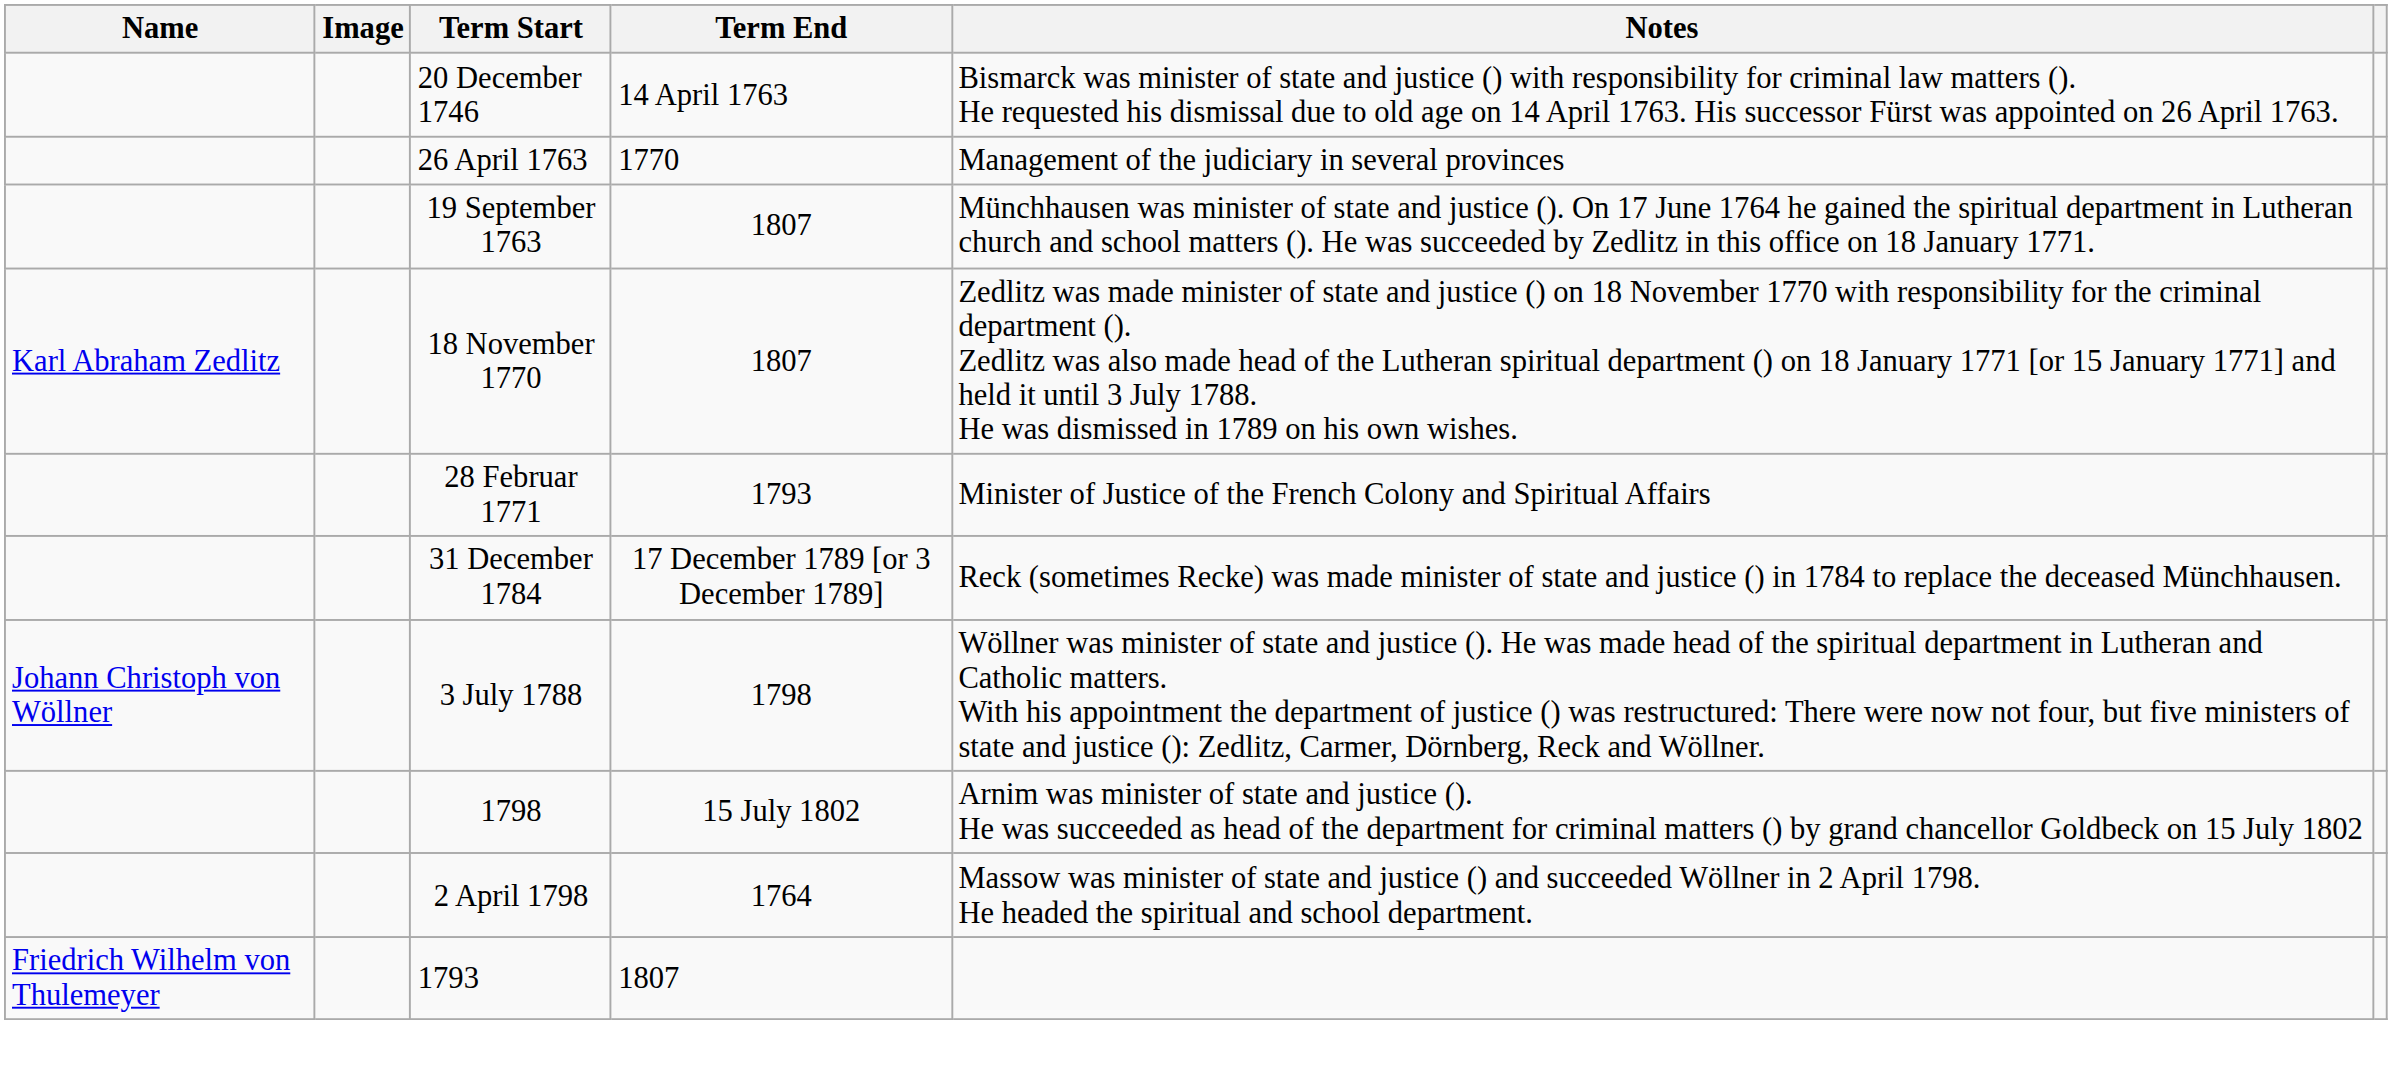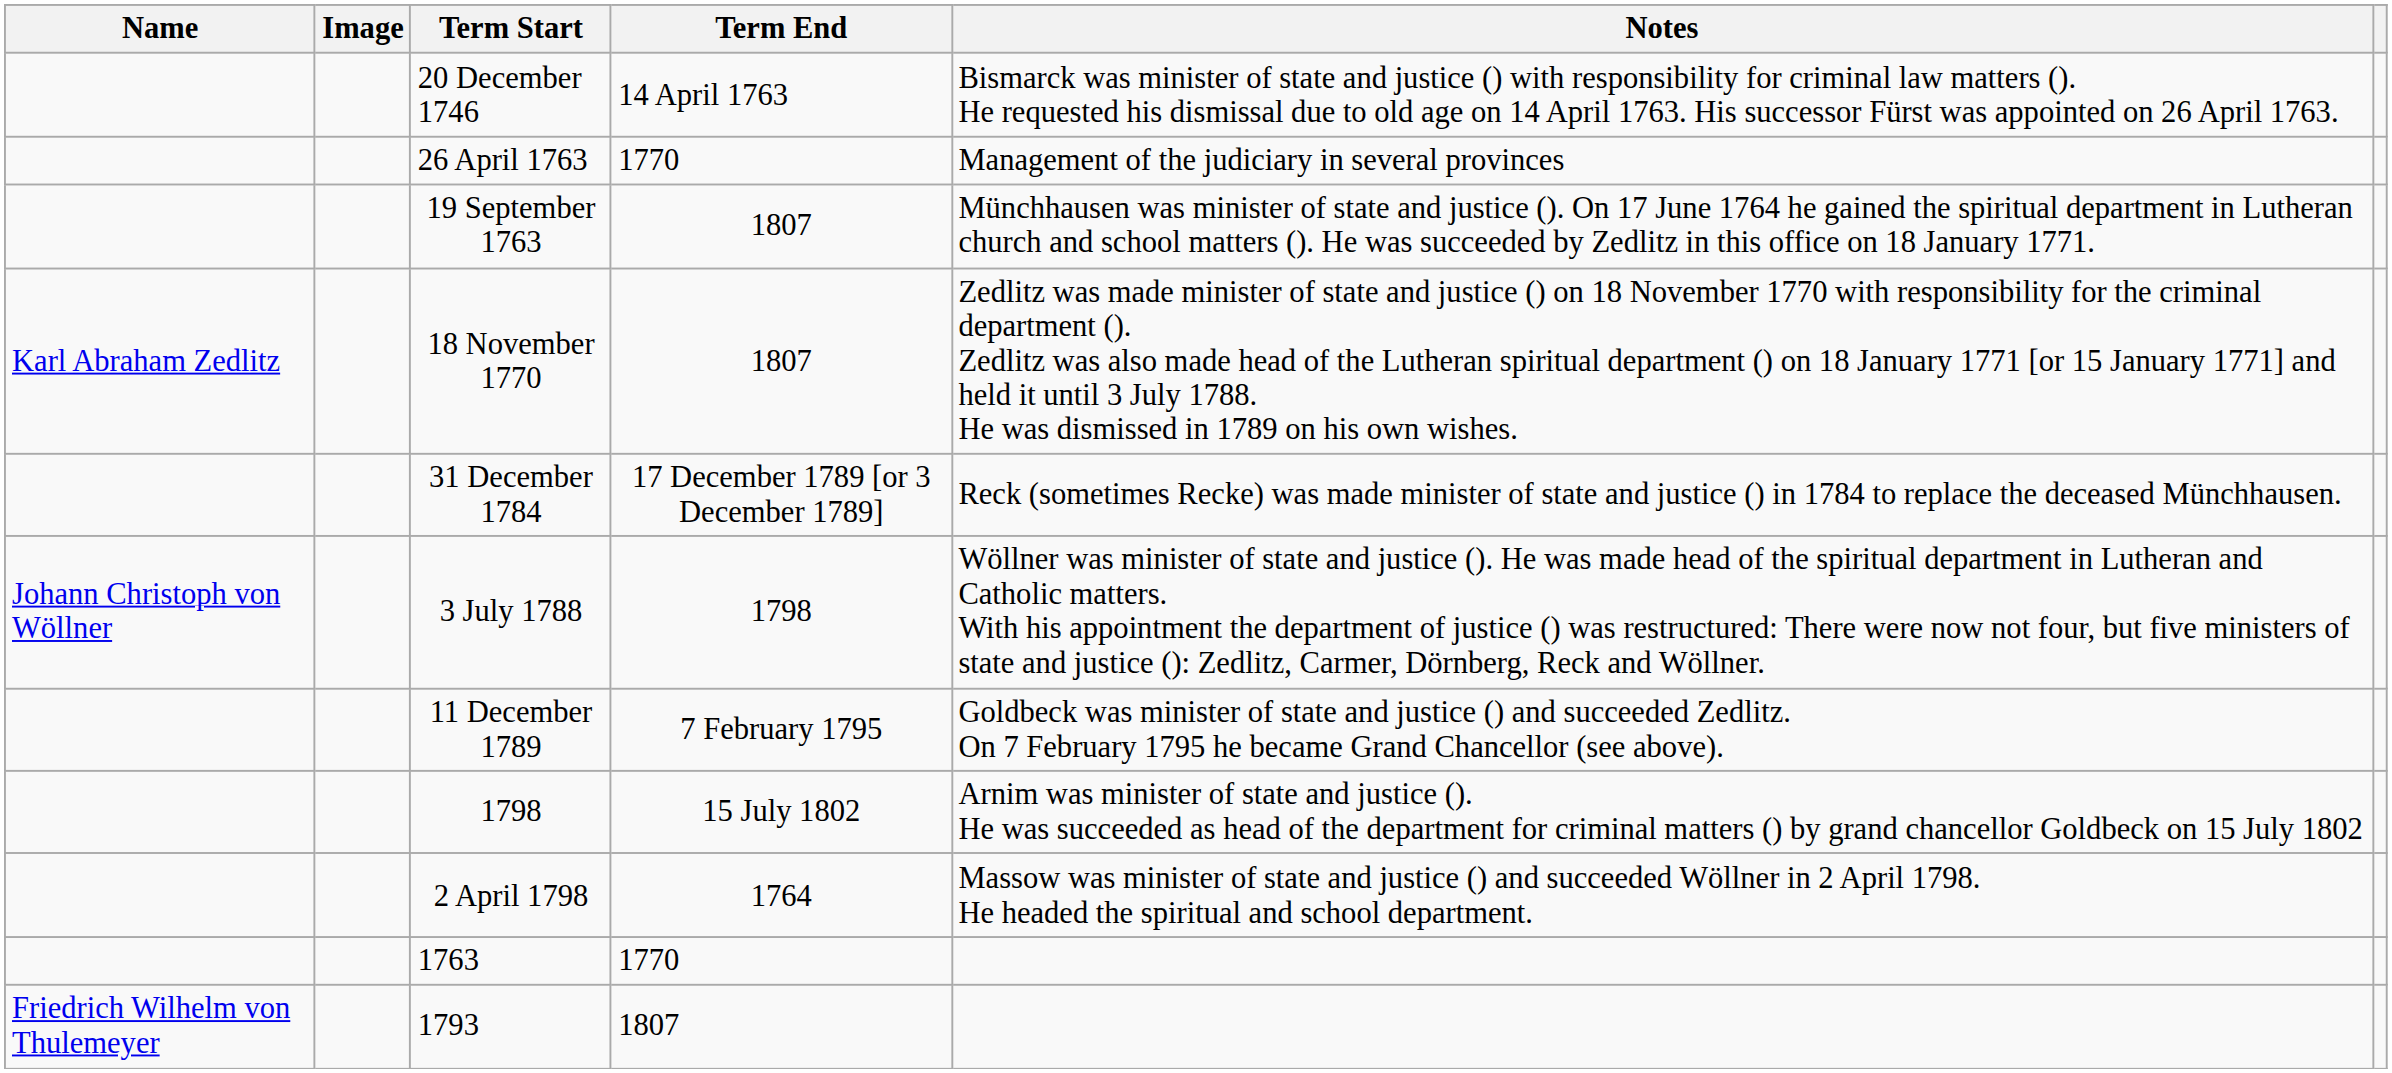- row: (511, 494)
+ row: (511, 728)
+ row: (448, 960)
